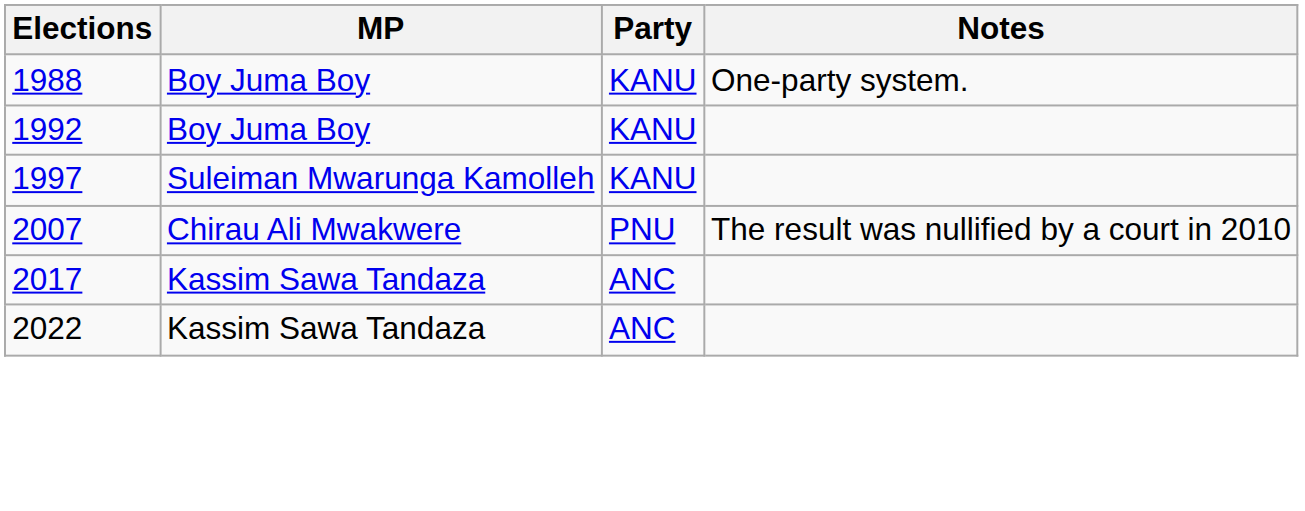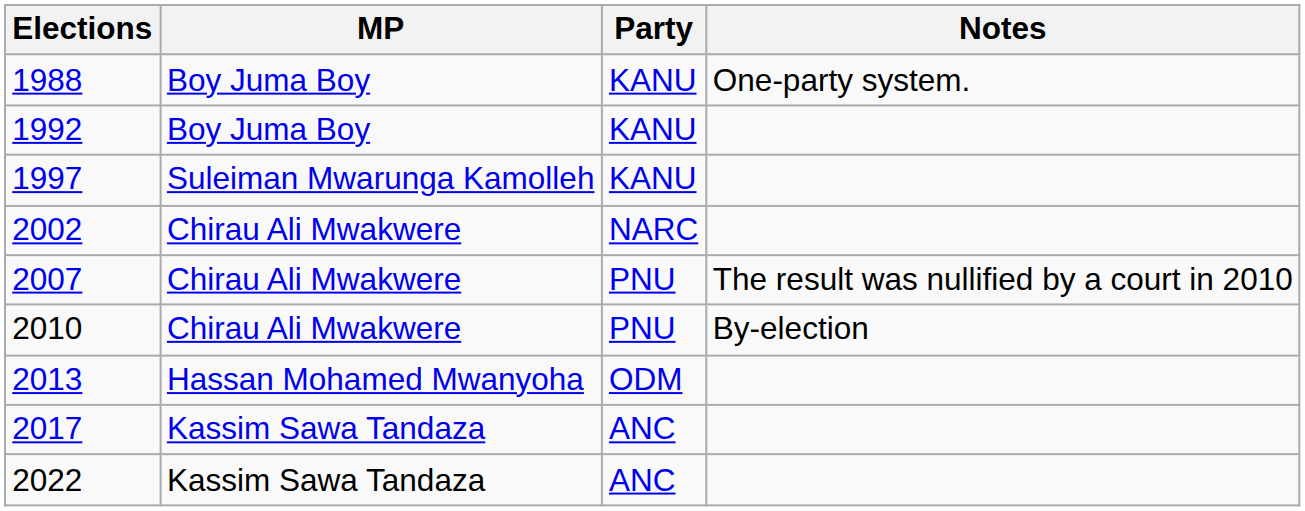+ row: (47, 229)
+ row: (47, 329)
+ row: (47, 379)
